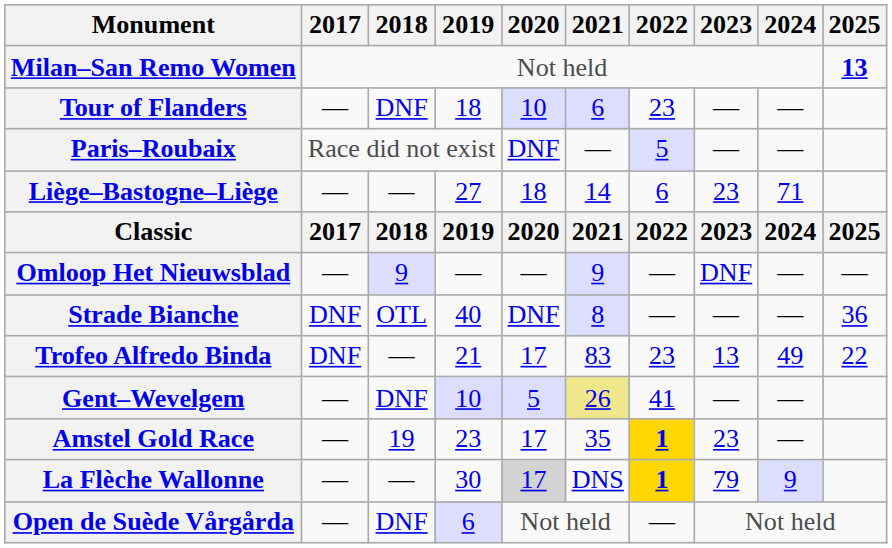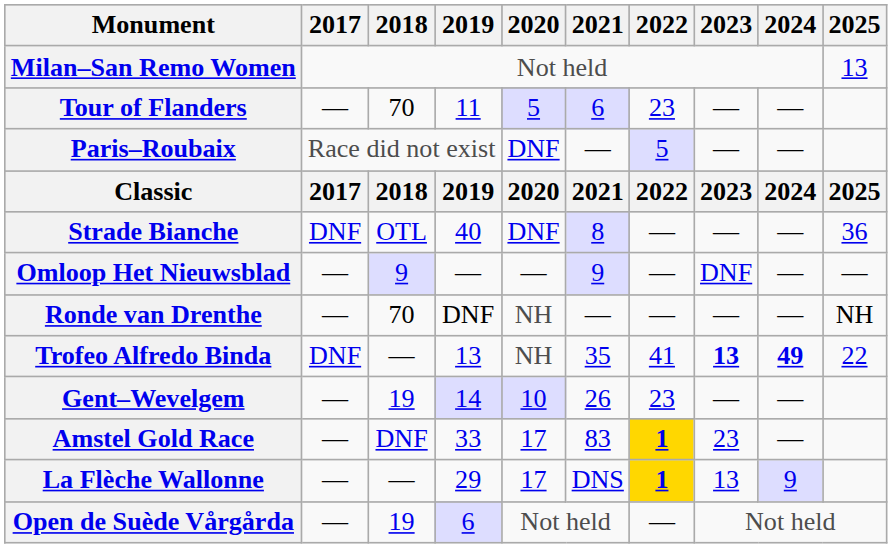(855, 66) bold -> (855, 66) normal
(402, 107) DNF -> (402, 107) 70
(468, 107) 18 -> (468, 107) 11
(534, 107) 10 -> (534, 107) 5
- row: (153, 190)
rows swapped: (153, 273) <-> (153, 314)
+ row: (153, 314)
(468, 356) 21 -> (468, 356) 13
(534, 356) 17 -> (534, 356) NH
(598, 356) 83 -> (598, 356) 35
(662, 356) 23 -> (662, 356) 41
(726, 356) normal -> (726, 356) bold
(790, 356) normal -> (790, 356) bold
(402, 397) DNF -> (402, 397) 19
(468, 397) 10 -> (468, 397) 14
(534, 397) 5 -> (534, 397) 10
(598, 397) khaki background -> (598, 397) no background
(662, 397) 41 -> (662, 397) 23
(402, 438) 19 -> (402, 438) DNF
(468, 438) 23 -> (468, 438) 33
(598, 438) 35 -> (598, 438) 83
(468, 480) 30 -> (468, 480) 29
(534, 480) lightgrey background -> (534, 480) no background
(726, 480) 79 -> (726, 480) 13
(402, 521) DNF -> (402, 521) 19
